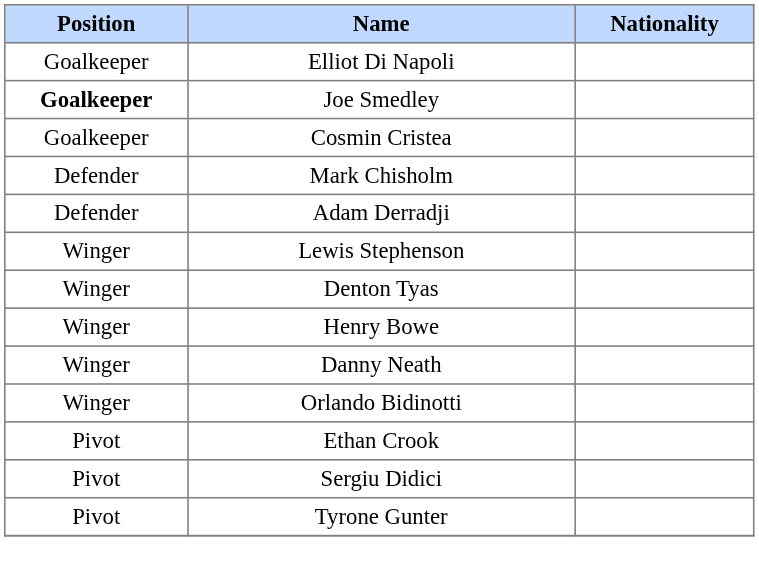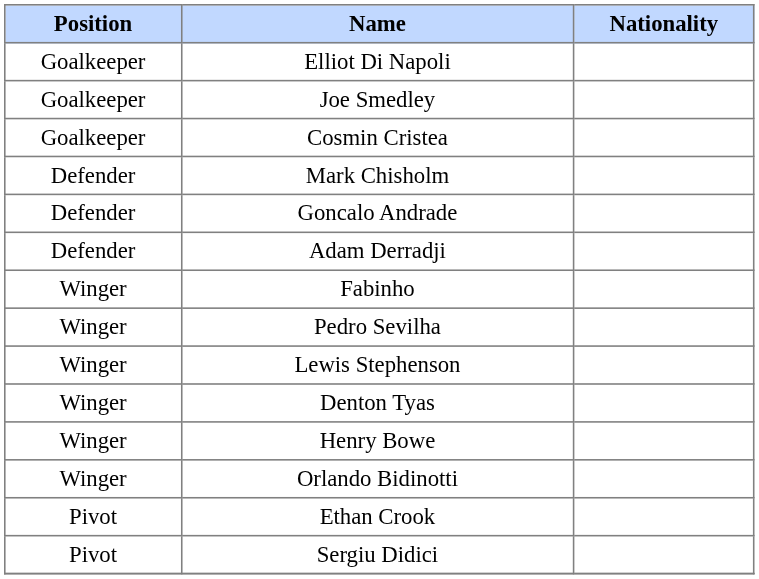(96, 99) bold -> (93, 99) normal
+ row: (377, 213)
+ row: (377, 288)
+ row: (377, 326)
- row: (381, 364)
- row: (381, 516)
